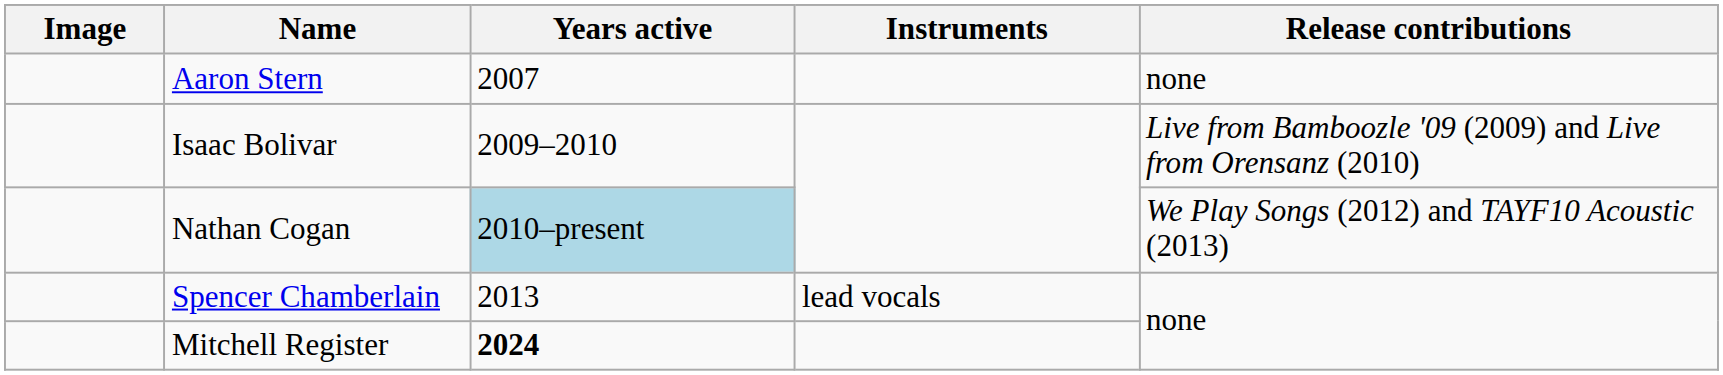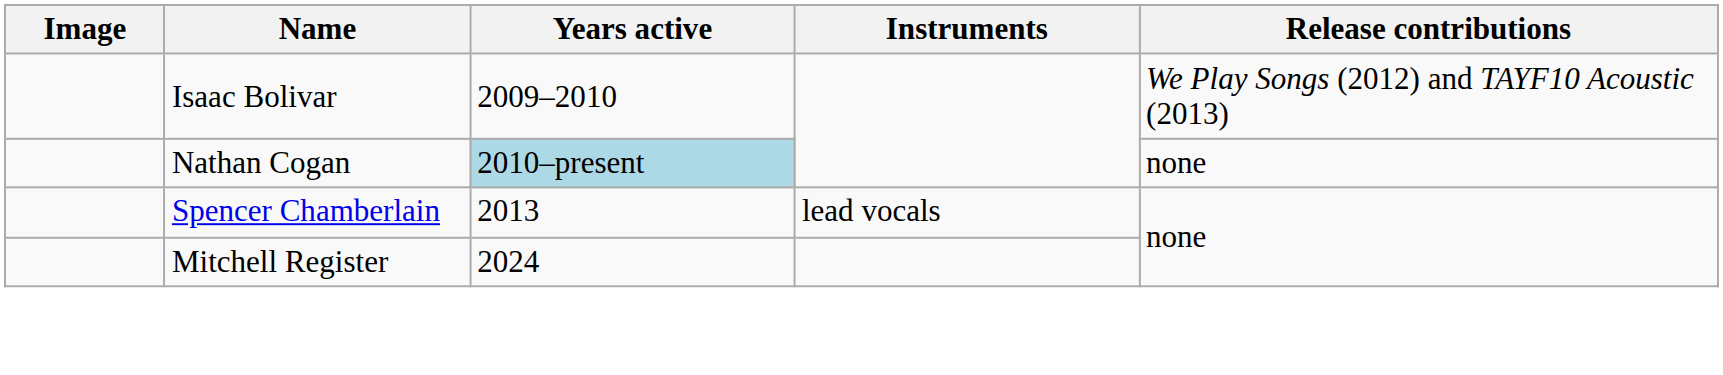- row: (247, 78)
(1403, 145) Live from Bamboozle '09 (2009) and Live from Orensanz (2010) -> (1420, 95) We Play Songs (2012) and TAYF10 Acoustic (2013)
(1420, 229) We Play Songs (2012) and TAYF10 Acoustic (2013) -> (1176, 162) none
(508, 345) bold -> (508, 260) normal
